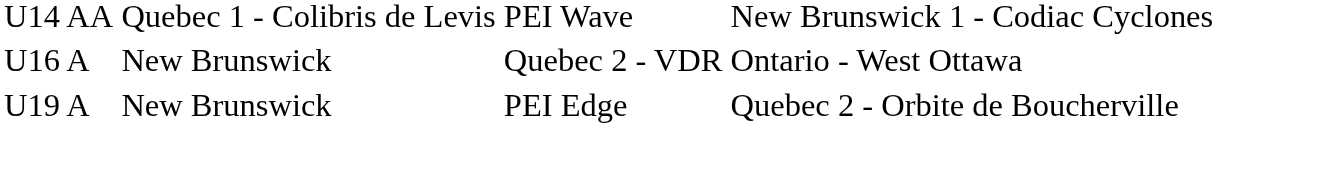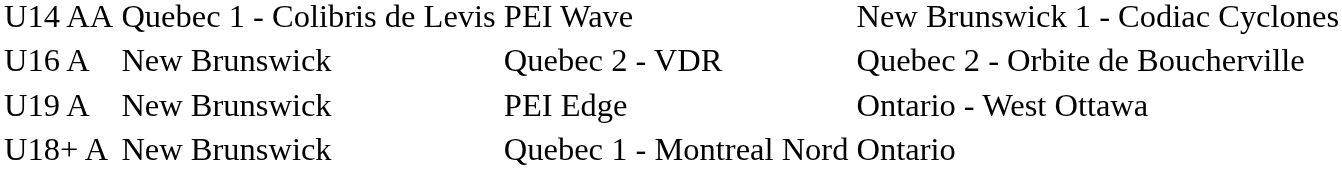(876, 60) Ontario - West Ottawa -> (1081, 60) Quebec 2 - Orbite de Boucherville
(955, 105) Quebec 2 - Orbite de Boucherville -> (1002, 105) Ontario - West Ottawa
+ row: (56, 149)
